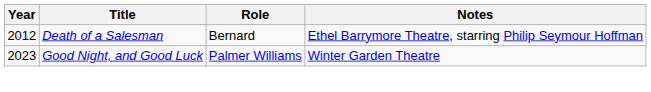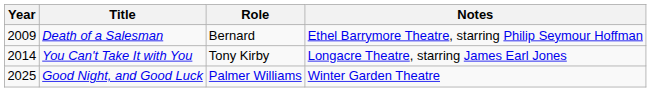(22, 35) 2012 -> (22, 35) 2009
+ row: (117, 55)
(22, 55) 2023 -> (22, 76) 2025
